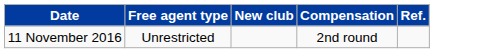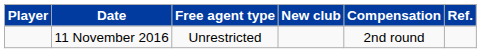+ column: (28, 16)
